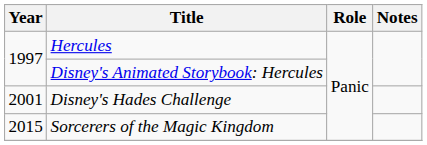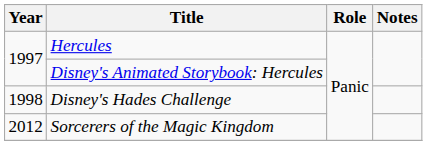(26, 99) 2001 -> (26, 99) 1998
(26, 126) 2015 -> (26, 126) 2012
